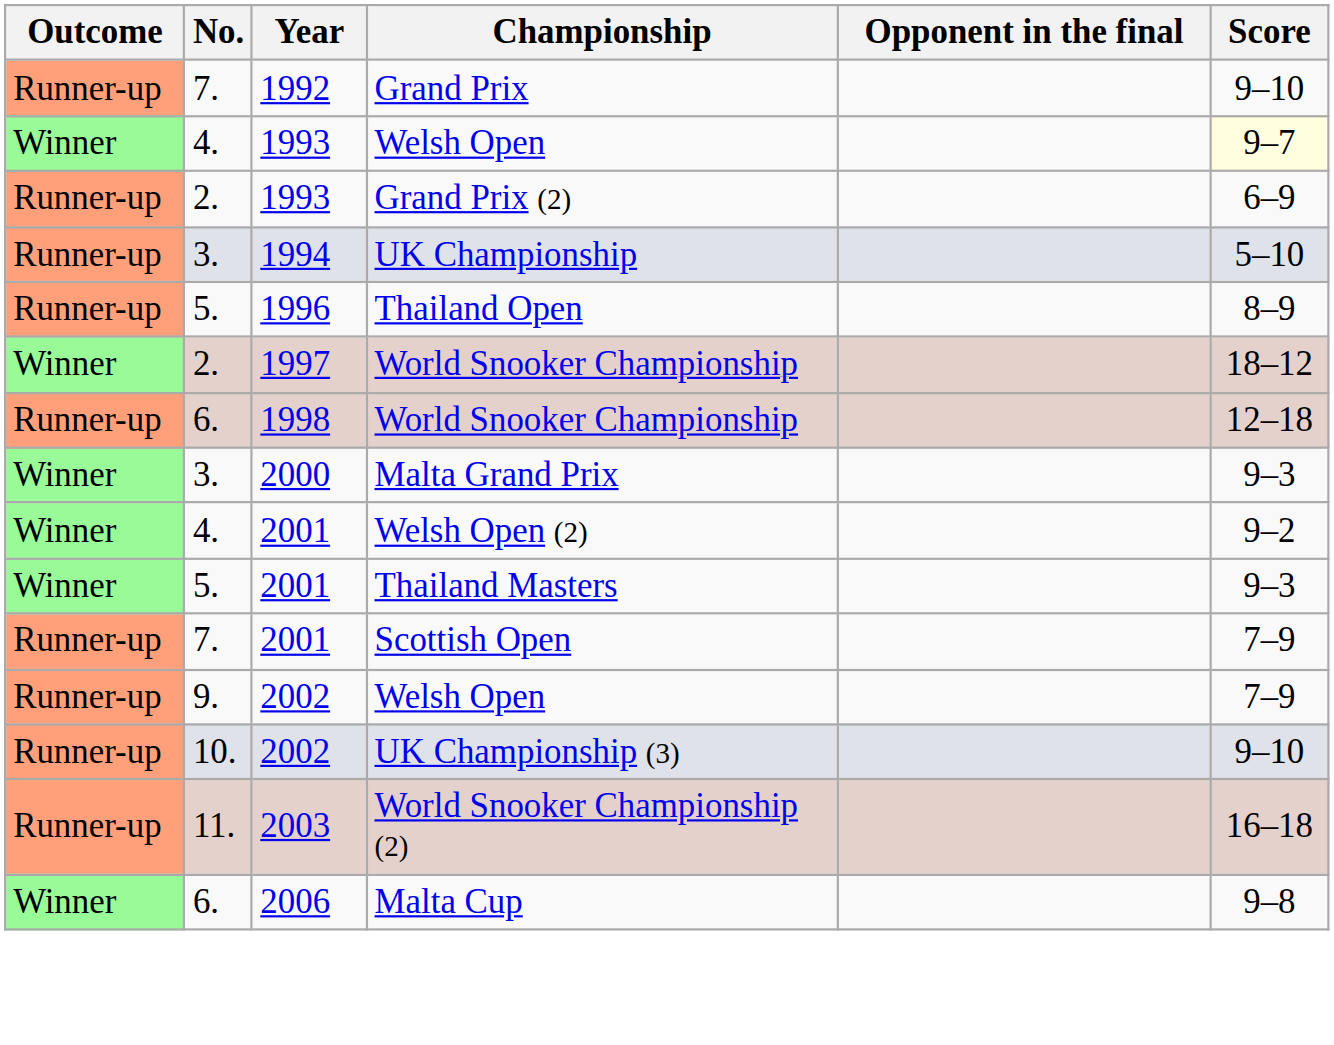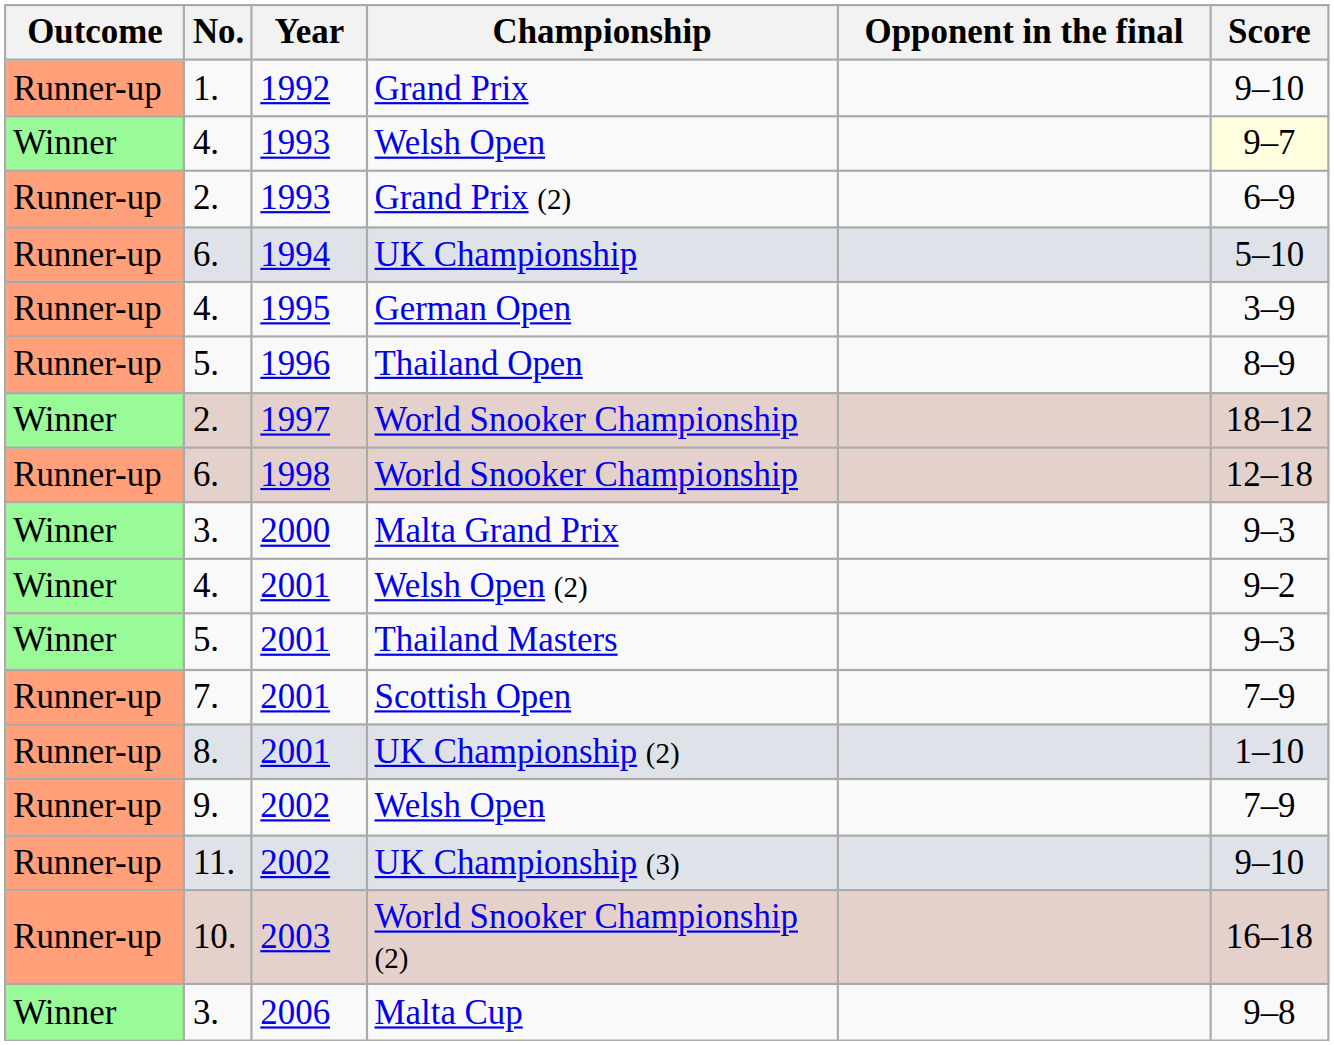(206, 87) 7. -> (206, 87) 1.
(206, 253) 3. -> (206, 253) 6.
+ row: (295, 308)
+ row: (295, 751)
(215, 751) 10. -> (214, 861) 11.
(214, 826) 11. -> (215, 936) 10.
(206, 901) 6. -> (206, 1011) 3.
